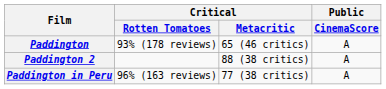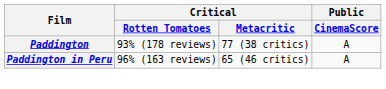(265, 44) 65 (46 critics) -> (265, 44) 77 (38 critics)
- row: (60, 60)
(265, 76) 77 (38 critics) -> (265, 60) 65 (46 critics)
